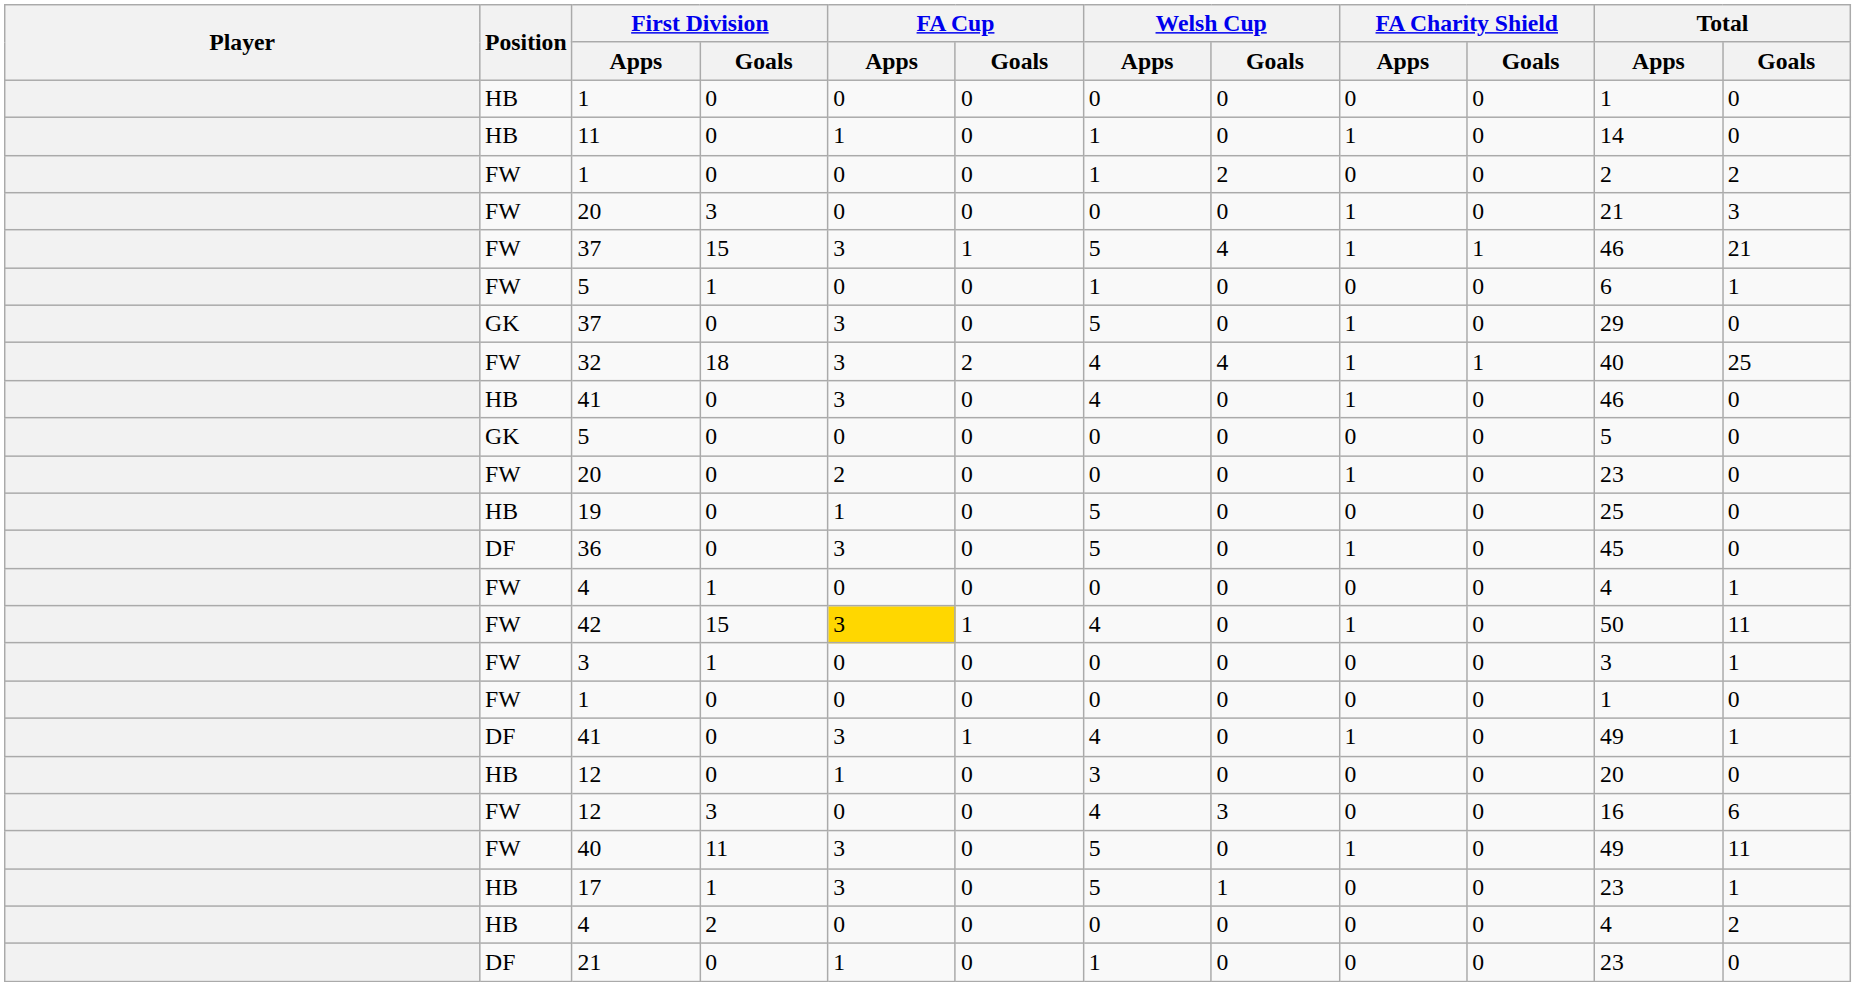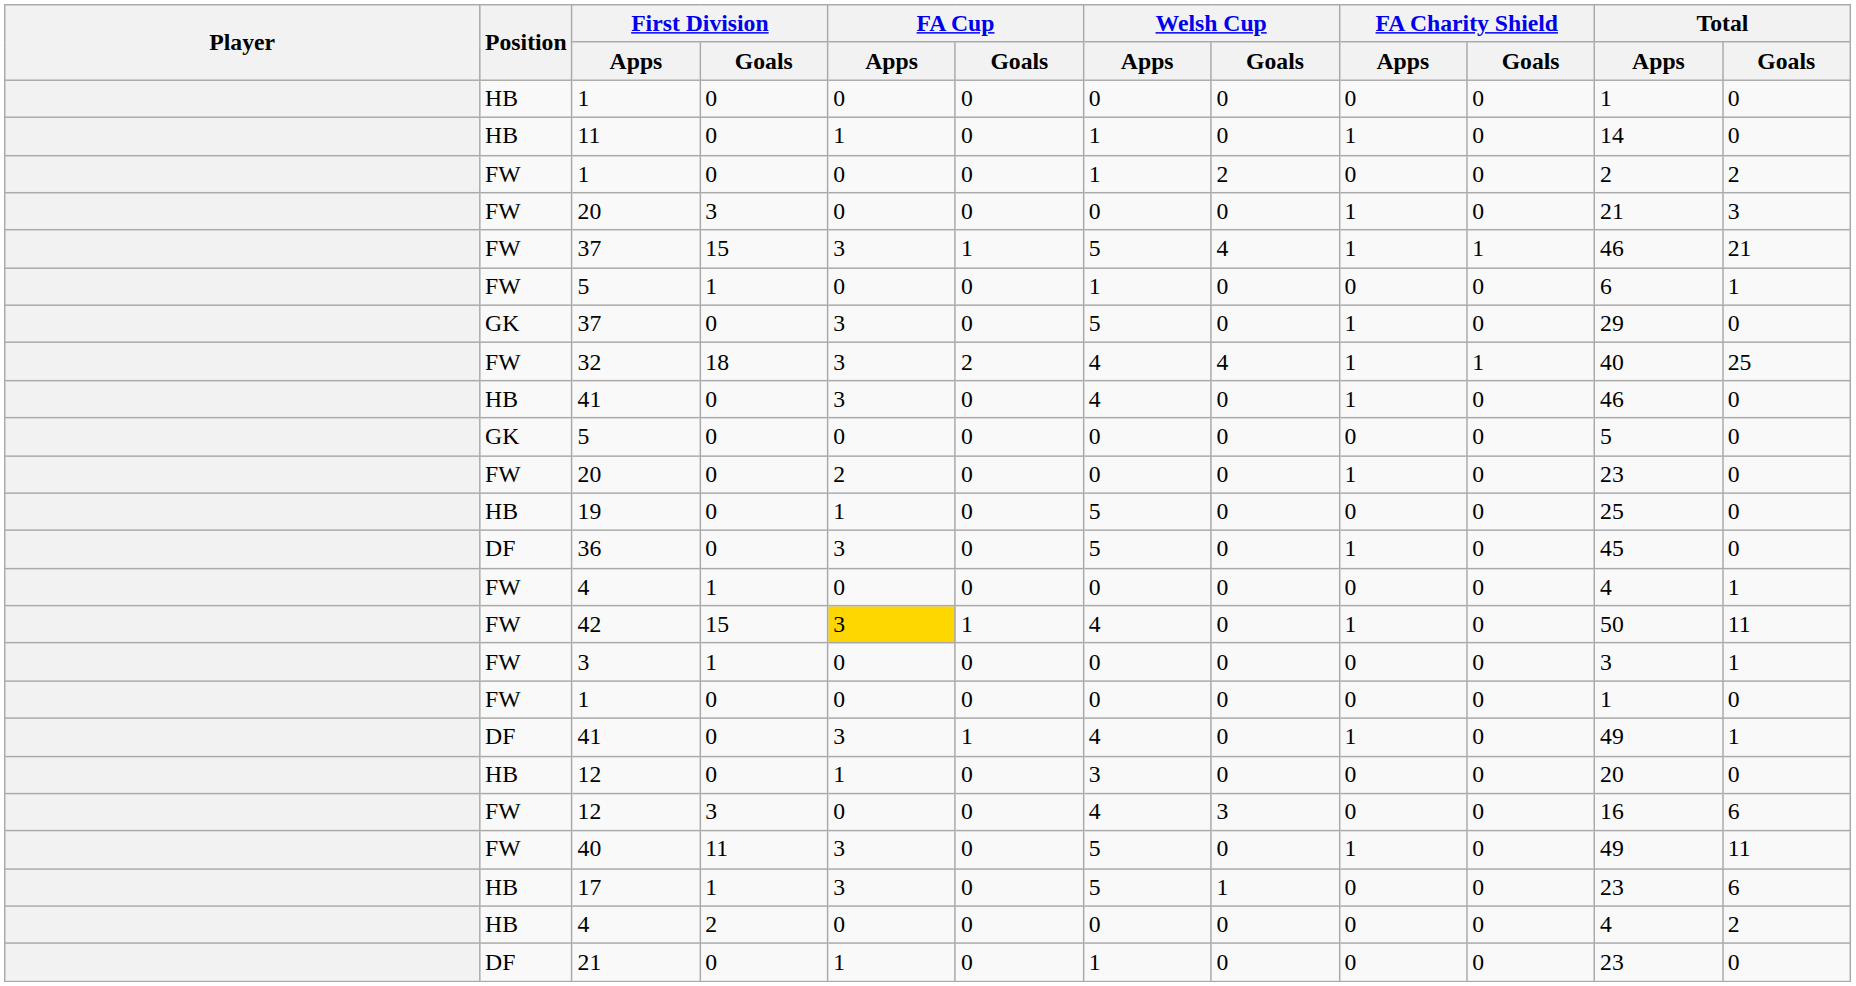(1734, 887) 1 -> (1734, 887) 6
